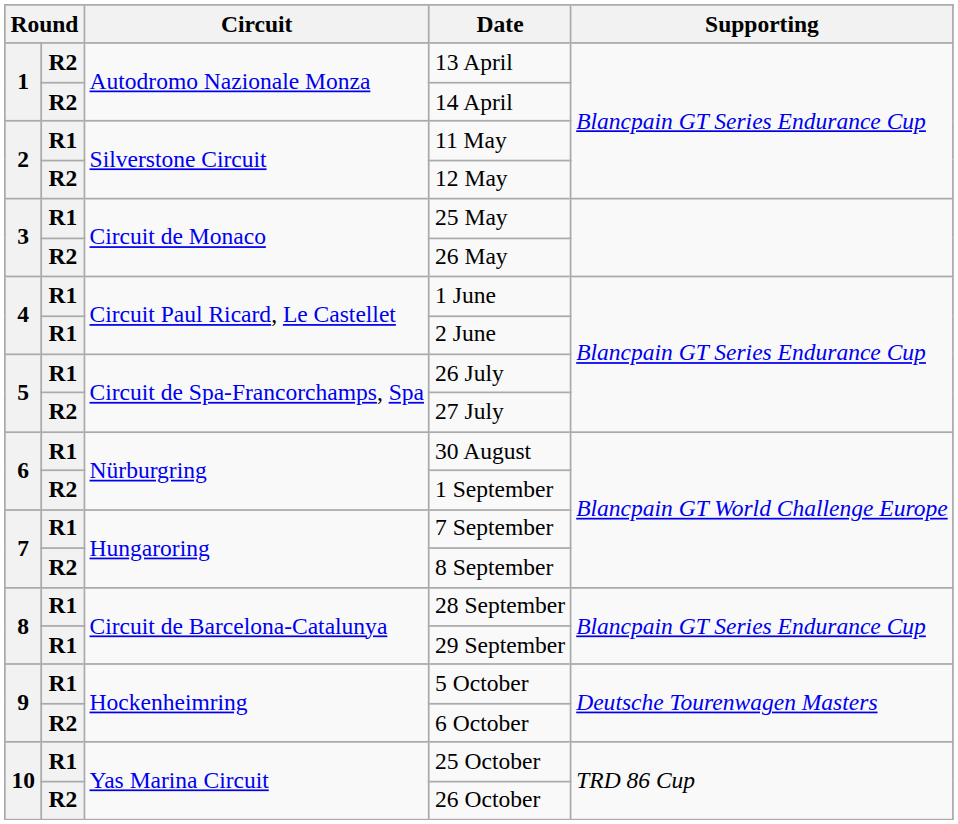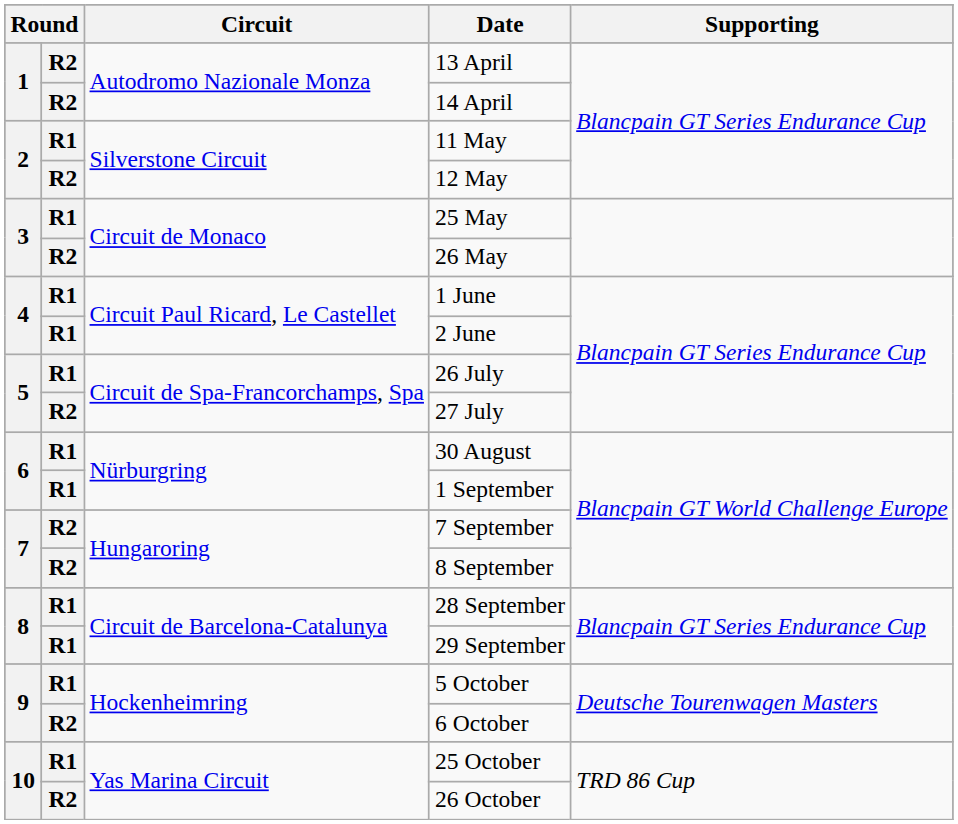(63, 489) R2 -> (63, 489) R1
(63, 528) R1 -> (63, 528) R2
